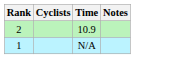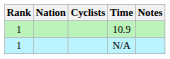+ column: (51, 12)
(19, 29) 2 -> (19, 29) 1
